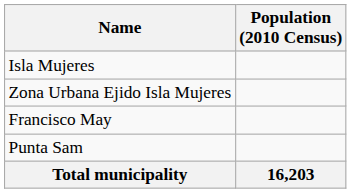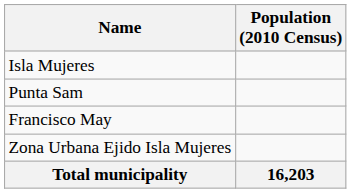rows swapped: (120, 92) <-> (46, 147)
